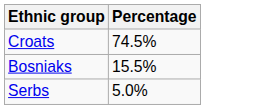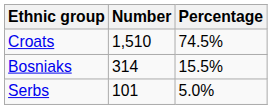+ column: (142, 16)
